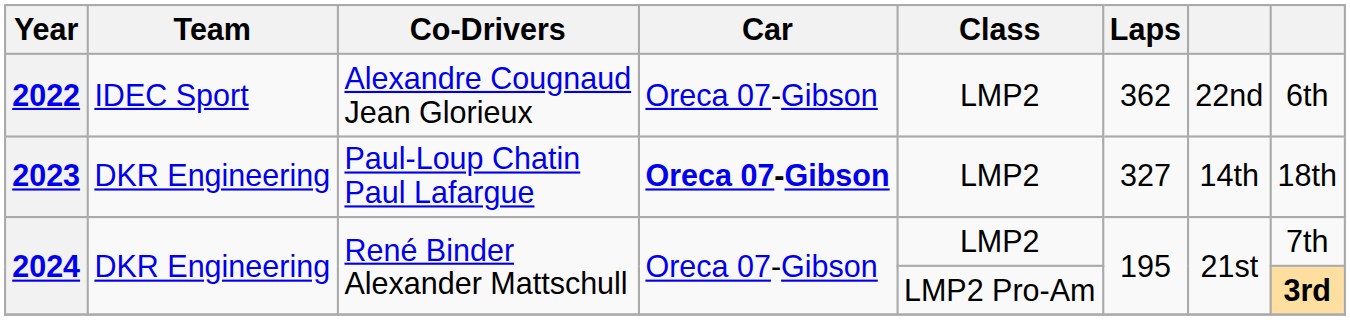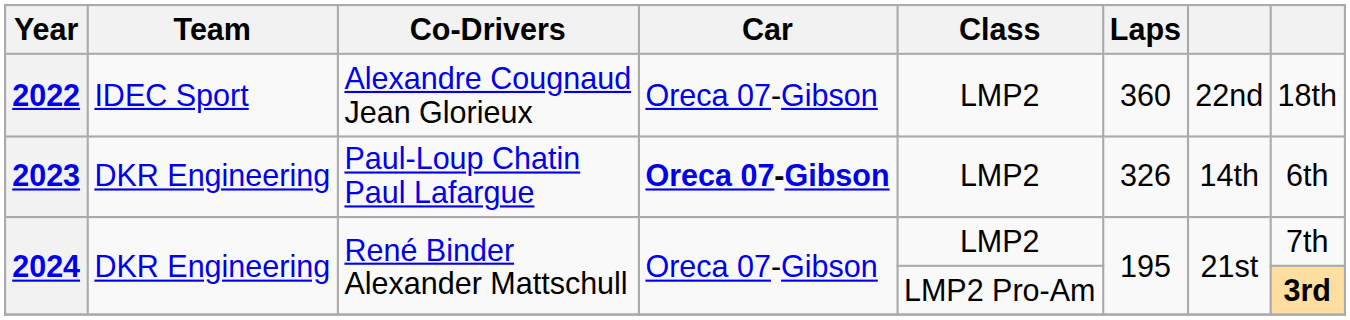(1145, 95) 362 -> (1145, 95) 360
(1307, 95) 6th -> (1307, 95) 18th
(1145, 177) 327 -> (1145, 177) 326
(1307, 177) 18th -> (1307, 177) 6th
